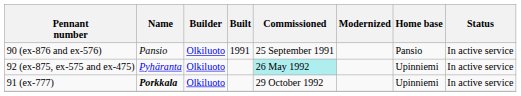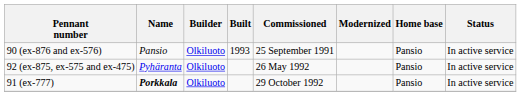(240, 51) 1991 -> (240, 51) 1993
(283, 67) paleturquoise background -> (283, 67) no background
(417, 67) Upinniemi -> (409, 67) Pansio
(417, 83) Upinniemi -> (409, 83) Pansio
